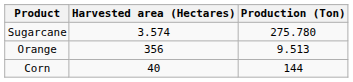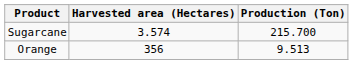(293, 32) 275.780 -> (293, 32) 215.700
- row: (37, 68)
